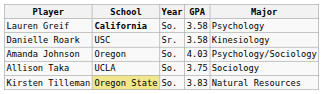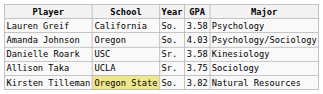(121, 26) bold -> (121, 26) normal
rows swapped: (43, 54) <-> (43, 40)
(169, 68) So. -> (169, 68) Sr.
(197, 82) 3.83 -> (197, 82) 3.82
